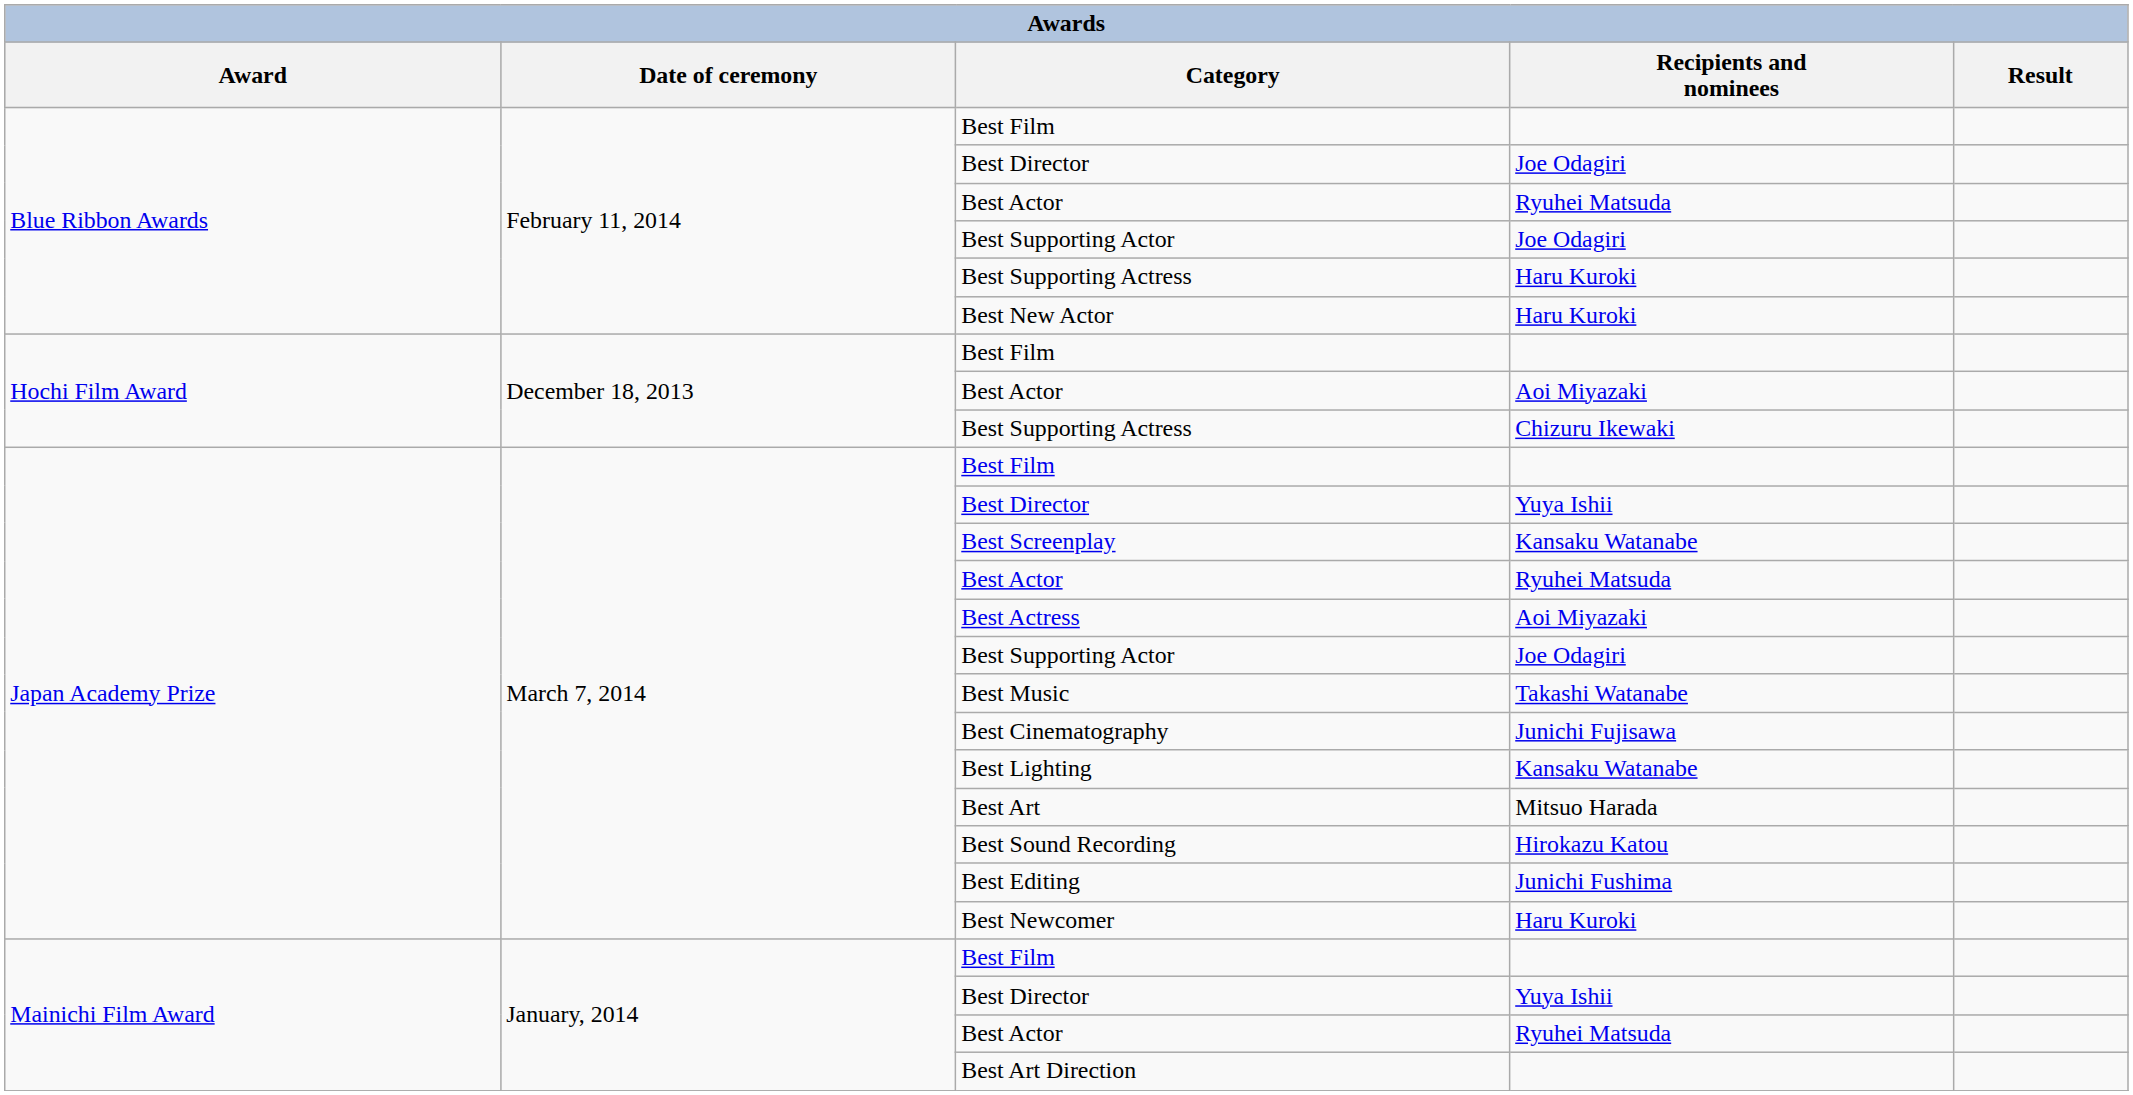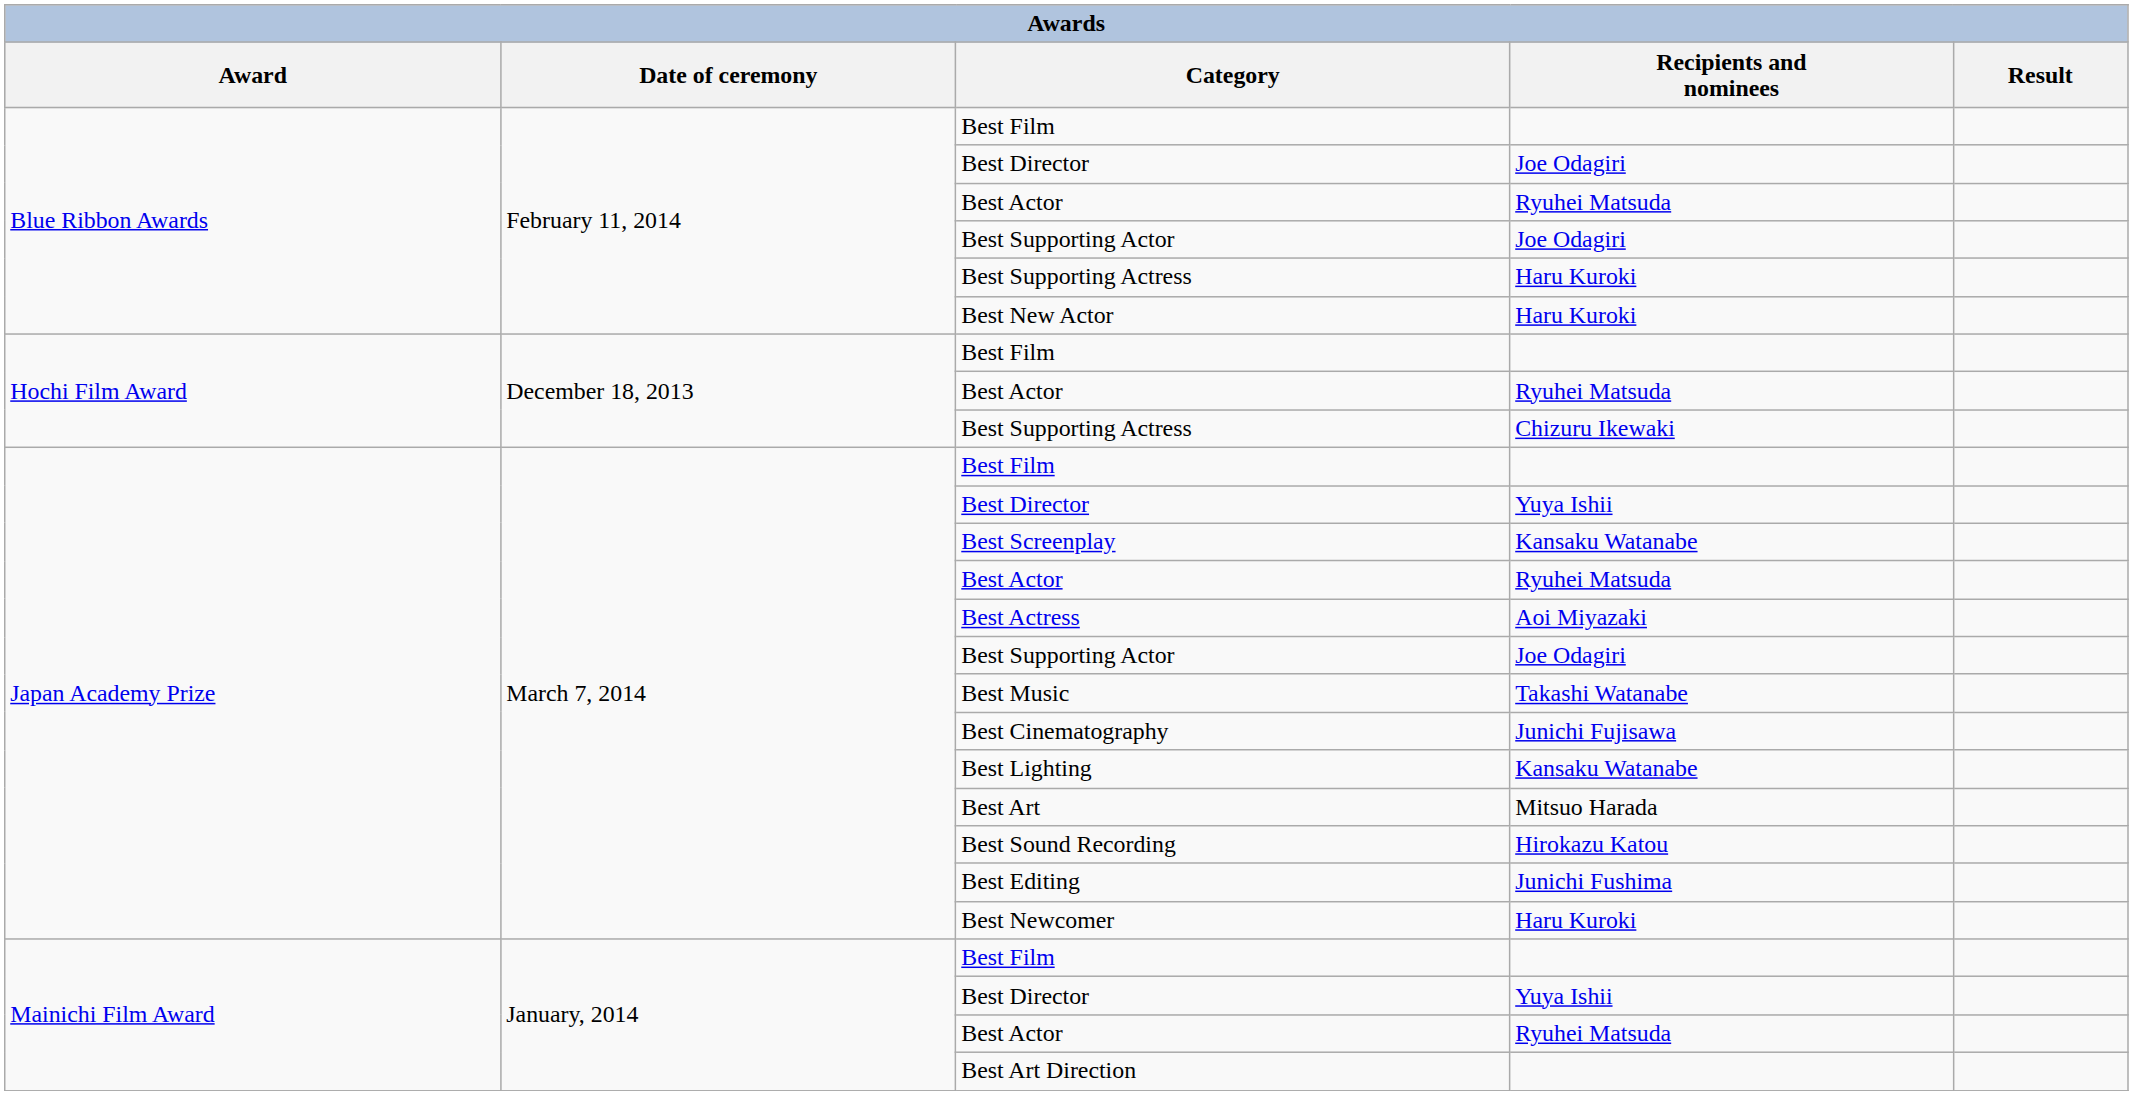(1581, 390) Aoi Miyazaki -> (1593, 390) Ryuhei Matsuda
